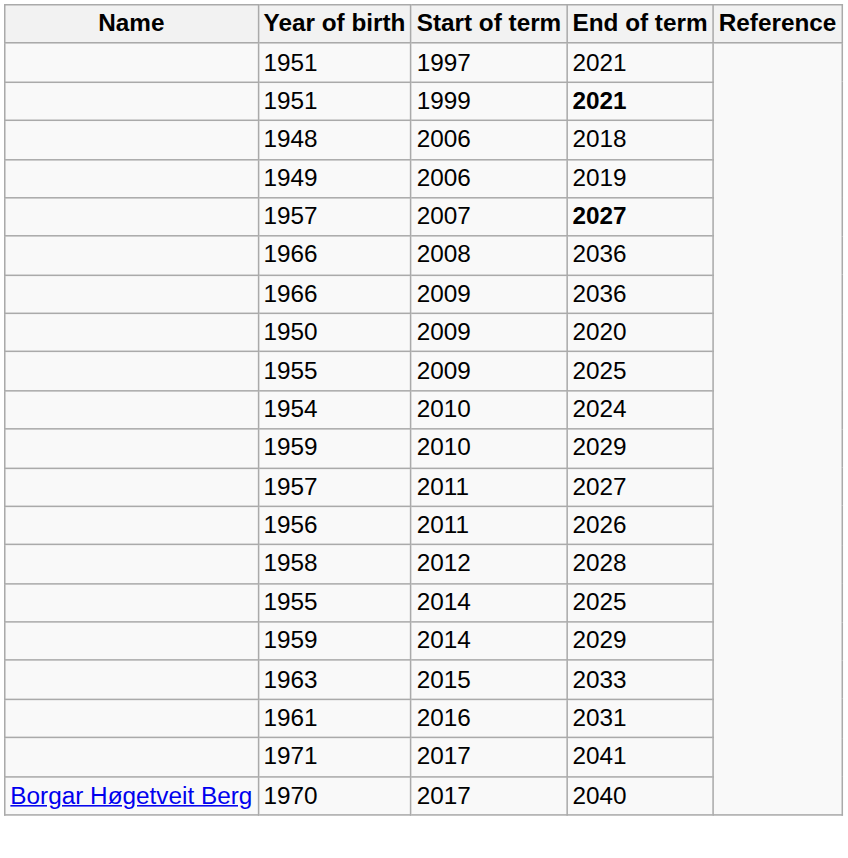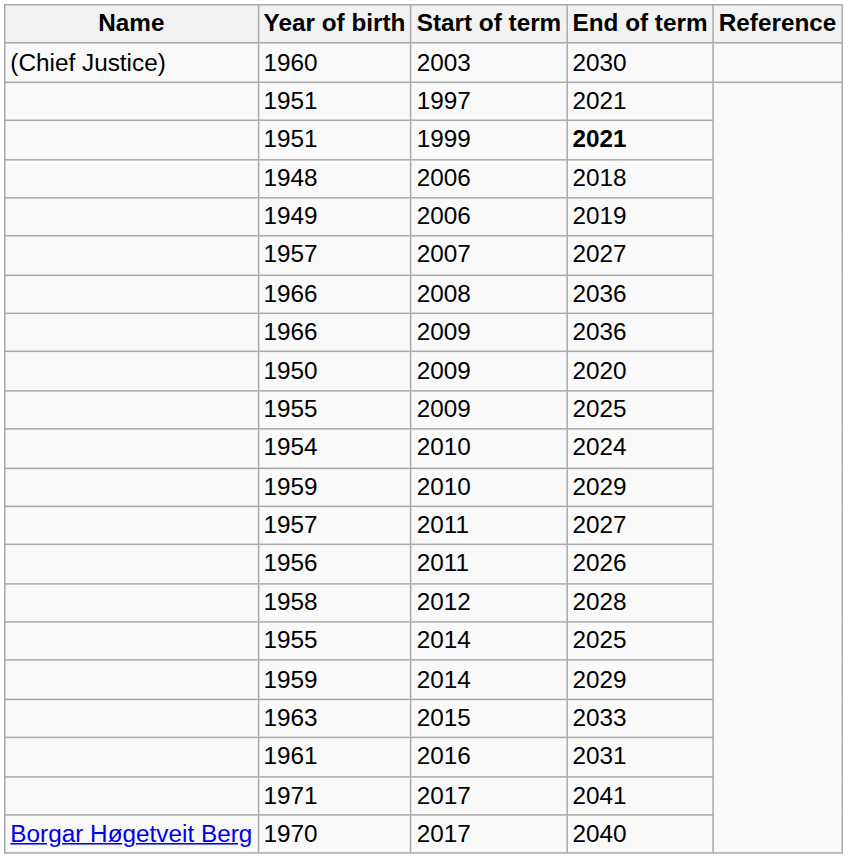+ row: (291, 62)
(600, 216) bold -> (600, 255) normal
